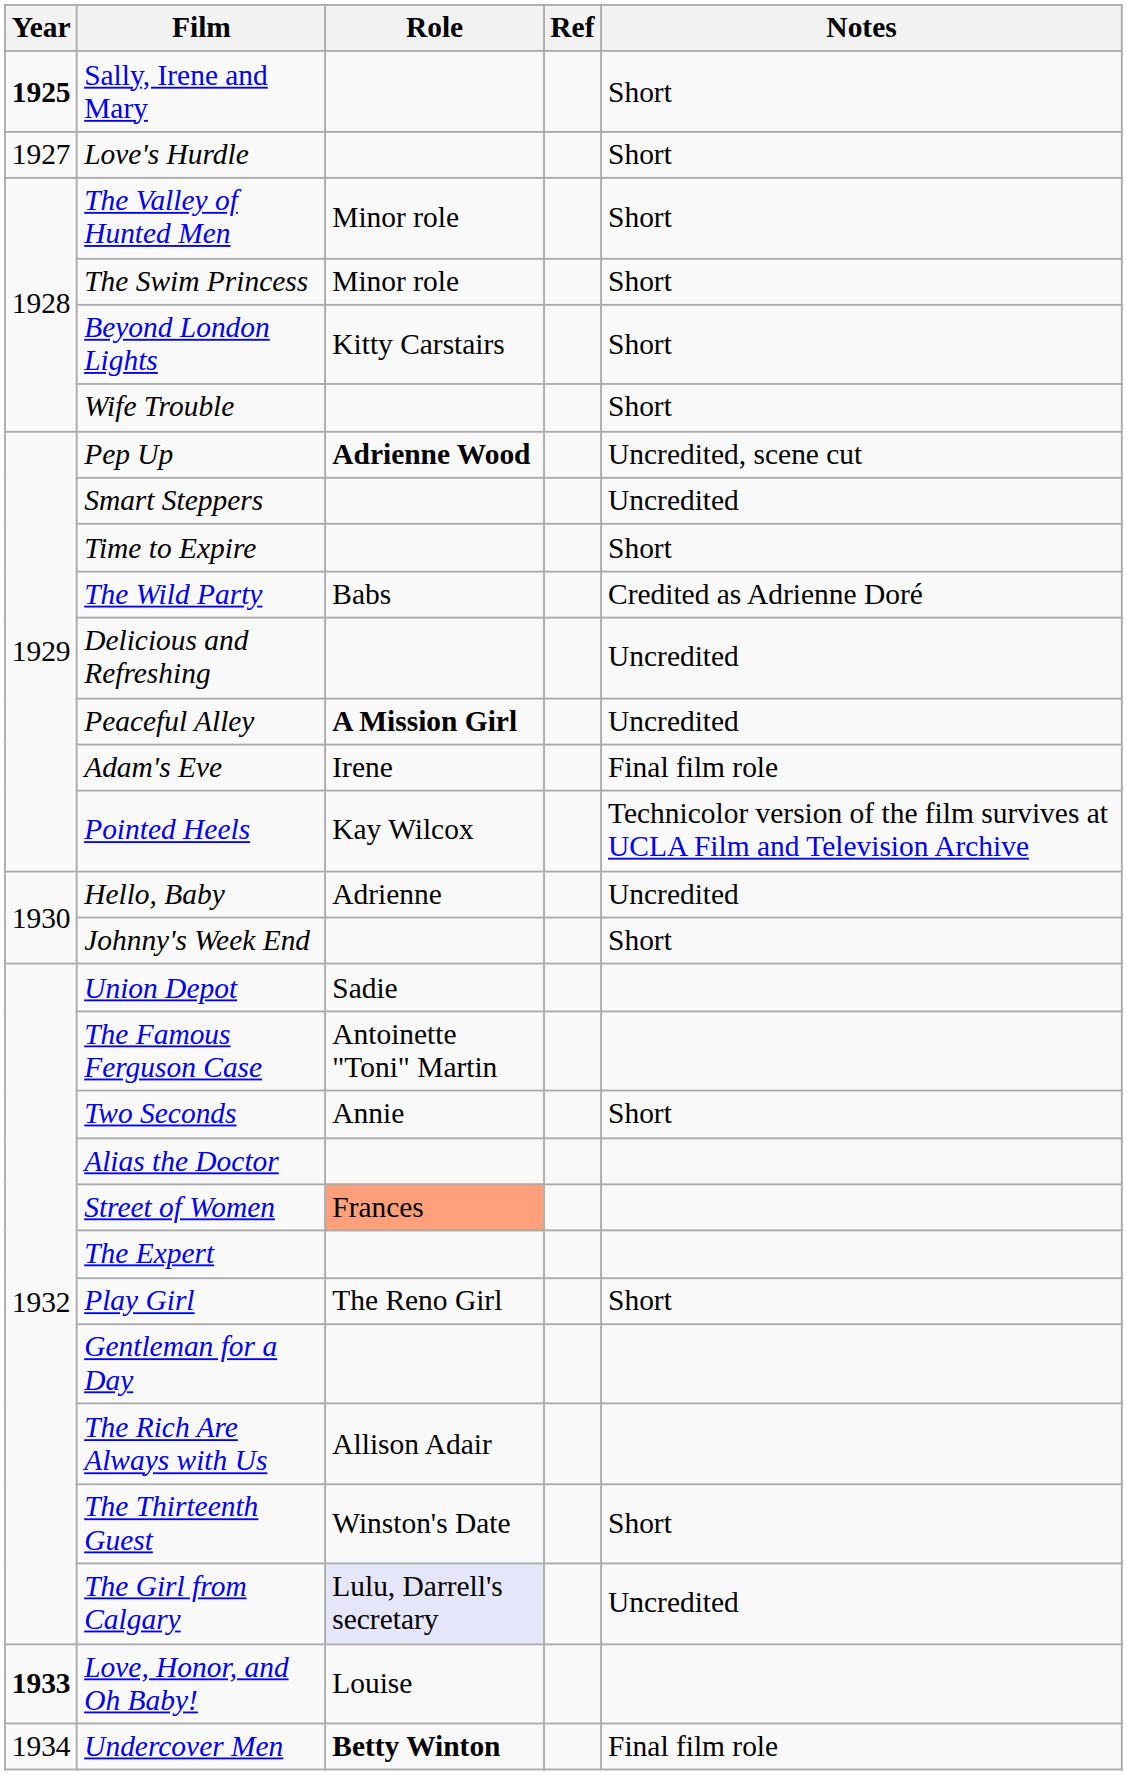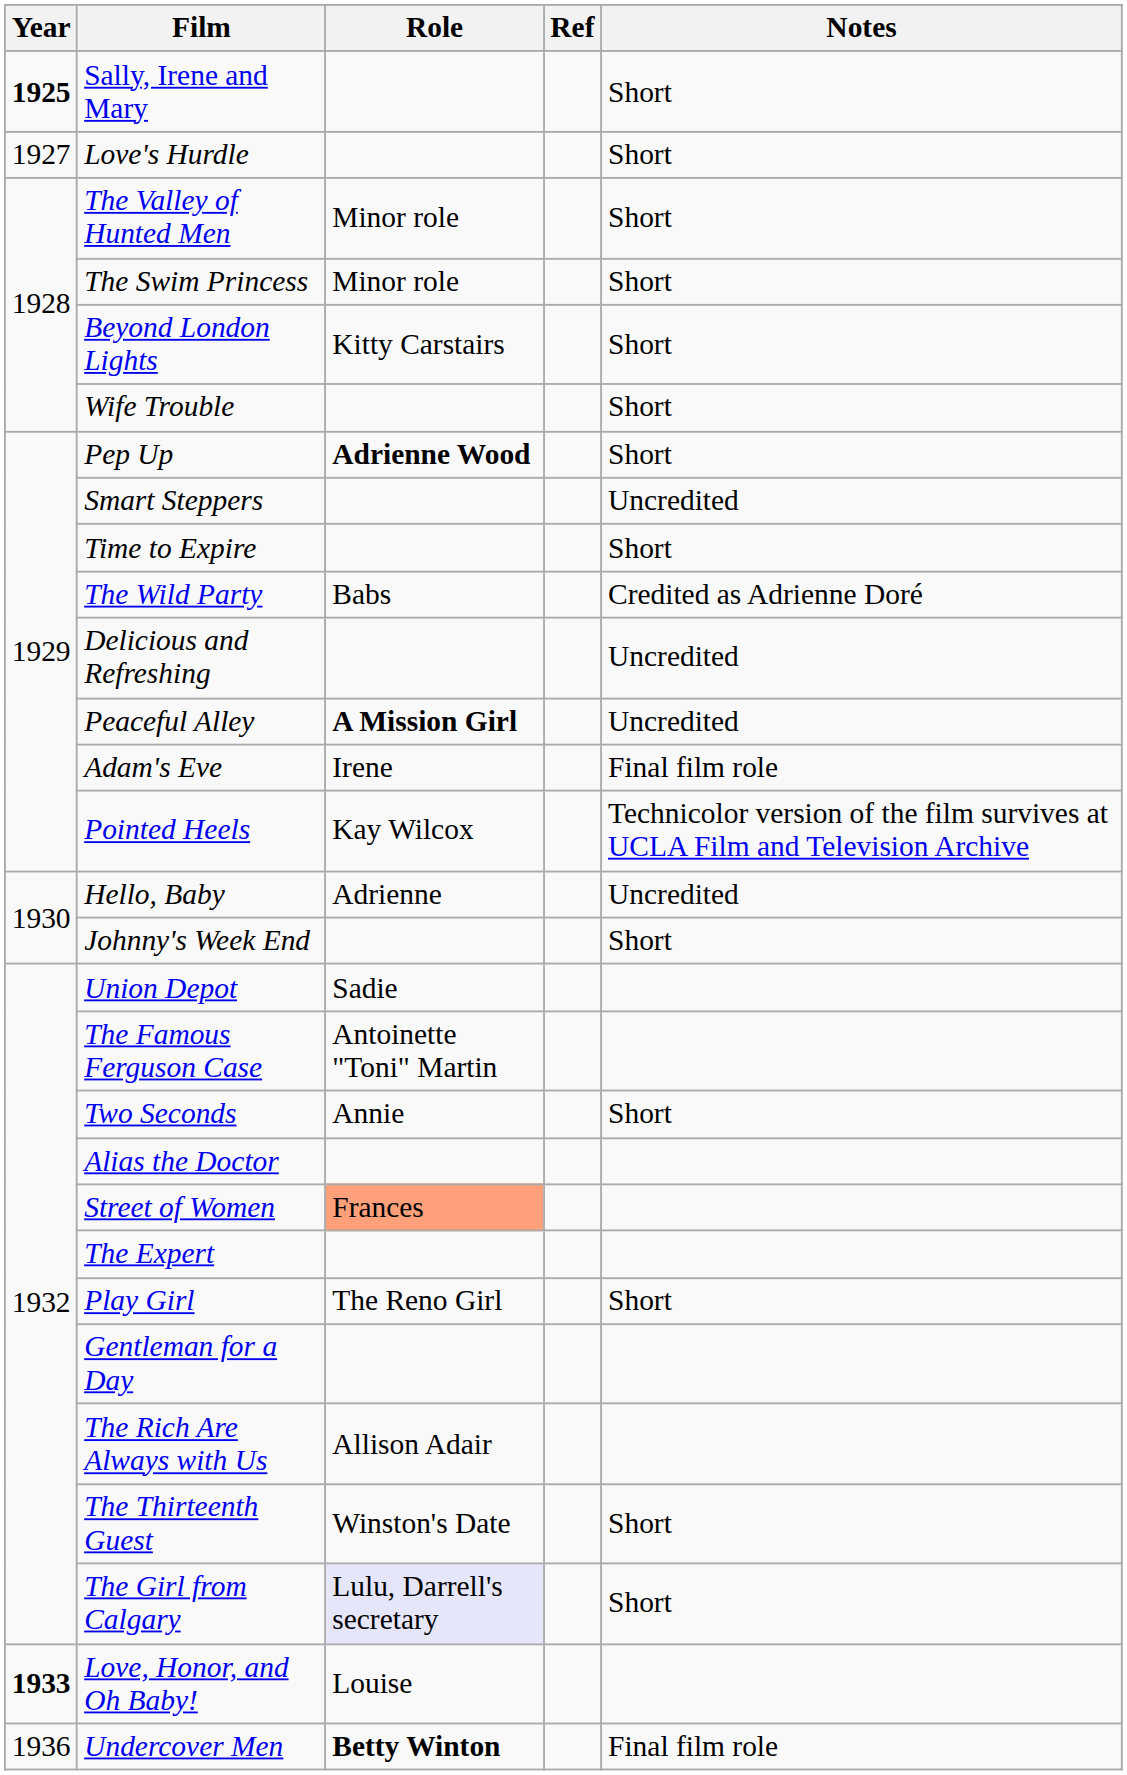(735, 454) Uncredited, scene cut -> (640, 454) Short
(673, 1603) Uncredited -> (640, 1603) Short
(41, 1746) 1934 -> (41, 1746) 1936
